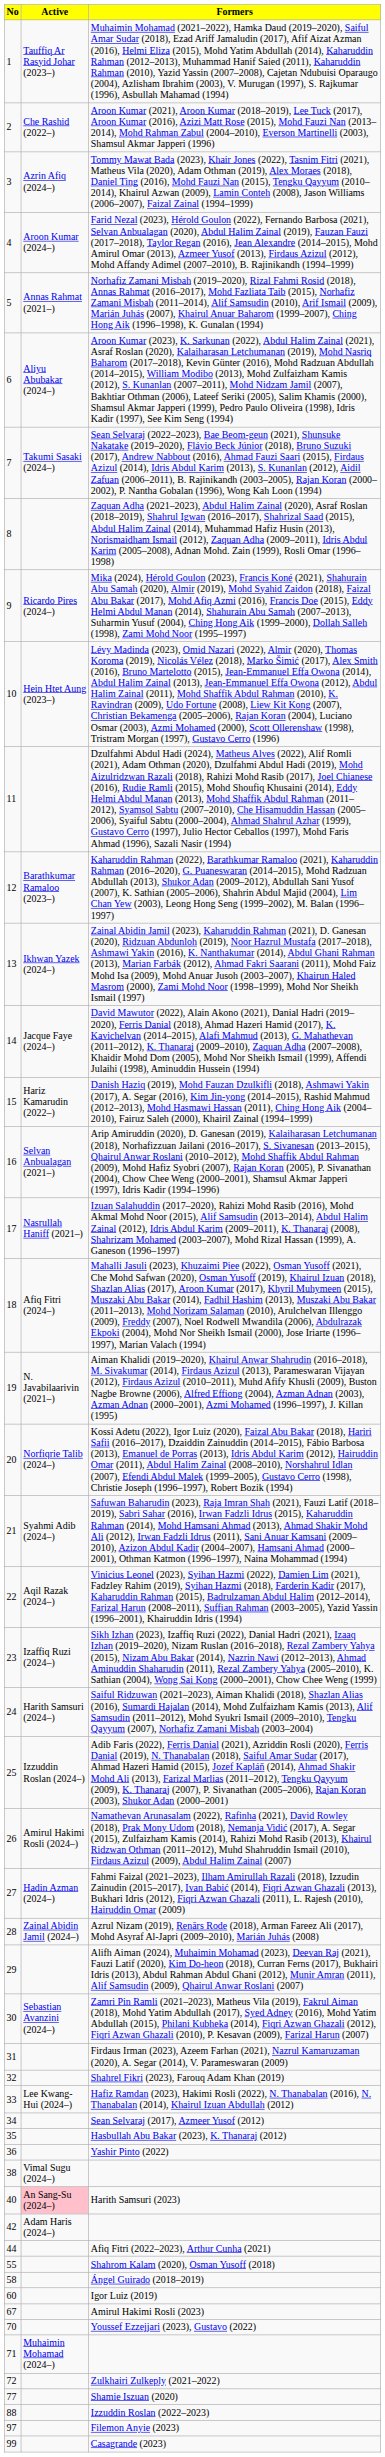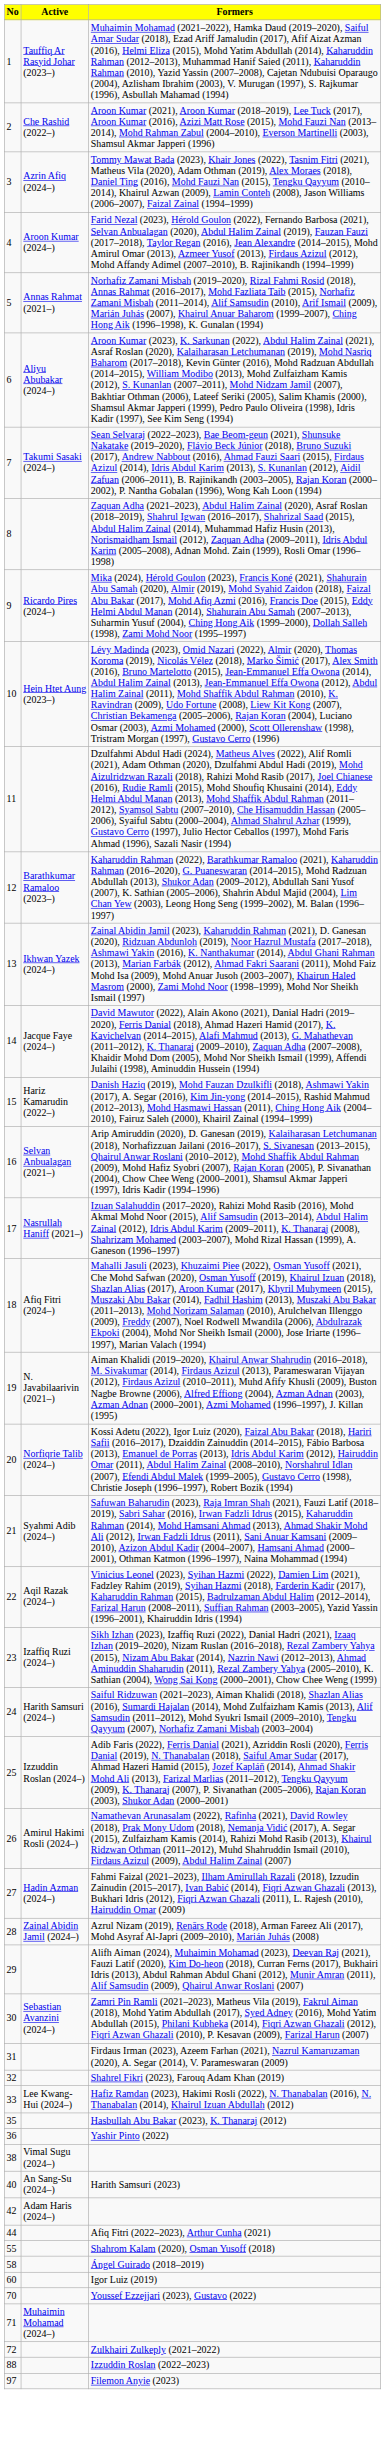- row: (12, 2120)
(47, 2200) pink background -> (47, 2184) no background
- row: (12, 2311)
- row: (12, 2396)
- row: (12, 2444)
